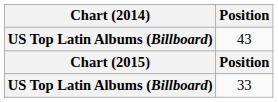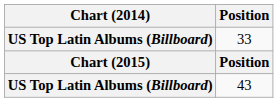rows swapped: (244, 39) <-> (244, 85)
